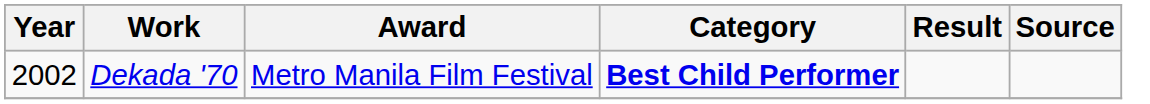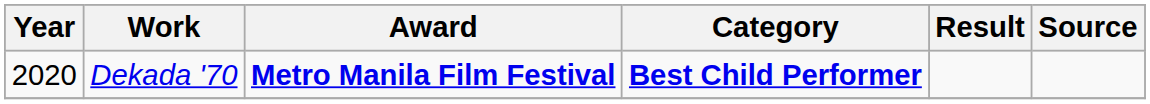(44, 74) 2002 -> (44, 74) 2020
(422, 74) normal -> (433, 74) bold
